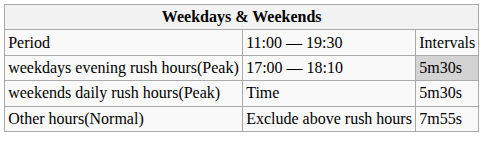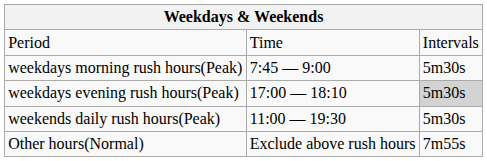(294, 42) 11:00 — 19:30 -> (266, 42) Time
+ row: (125, 67)
(263, 93) Time -> (298, 118) 11:00 — 19:30
